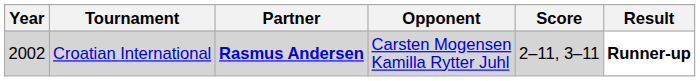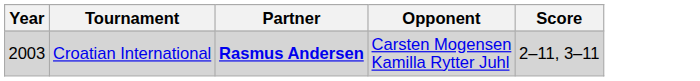- column: (649, 18)
(27, 53) 2002 -> (27, 53) 2003
